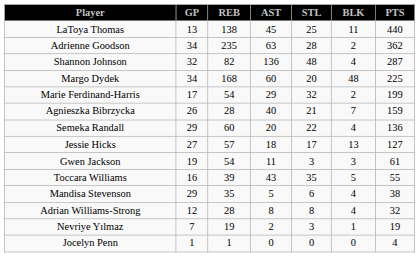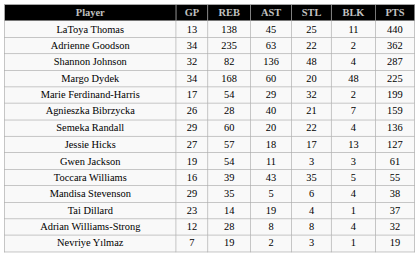(312, 45) 28 -> (312, 45) 22
+ row: (90, 210)
- row: (90, 243)
